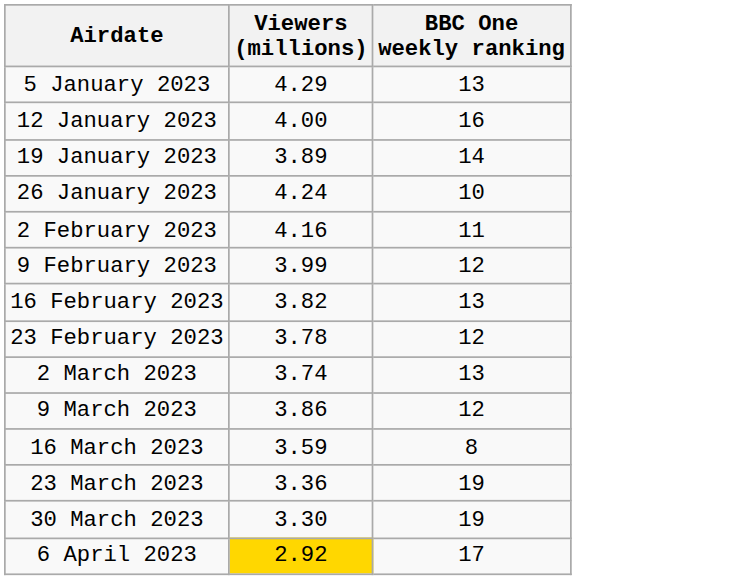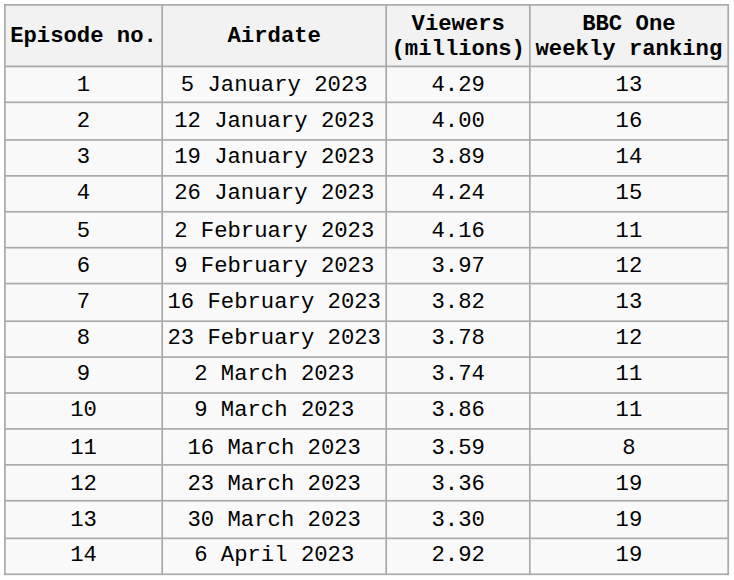+ column: (84, 36)
(472, 194) 10 -> (629, 194) 15
(301, 266) 3.99 -> (458, 266) 3.97
(472, 375) 13 -> (629, 375) 11
(472, 411) 12 -> (629, 411) 11
(301, 556) gold background -> (458, 556) no background
(472, 556) 17 -> (629, 556) 19
